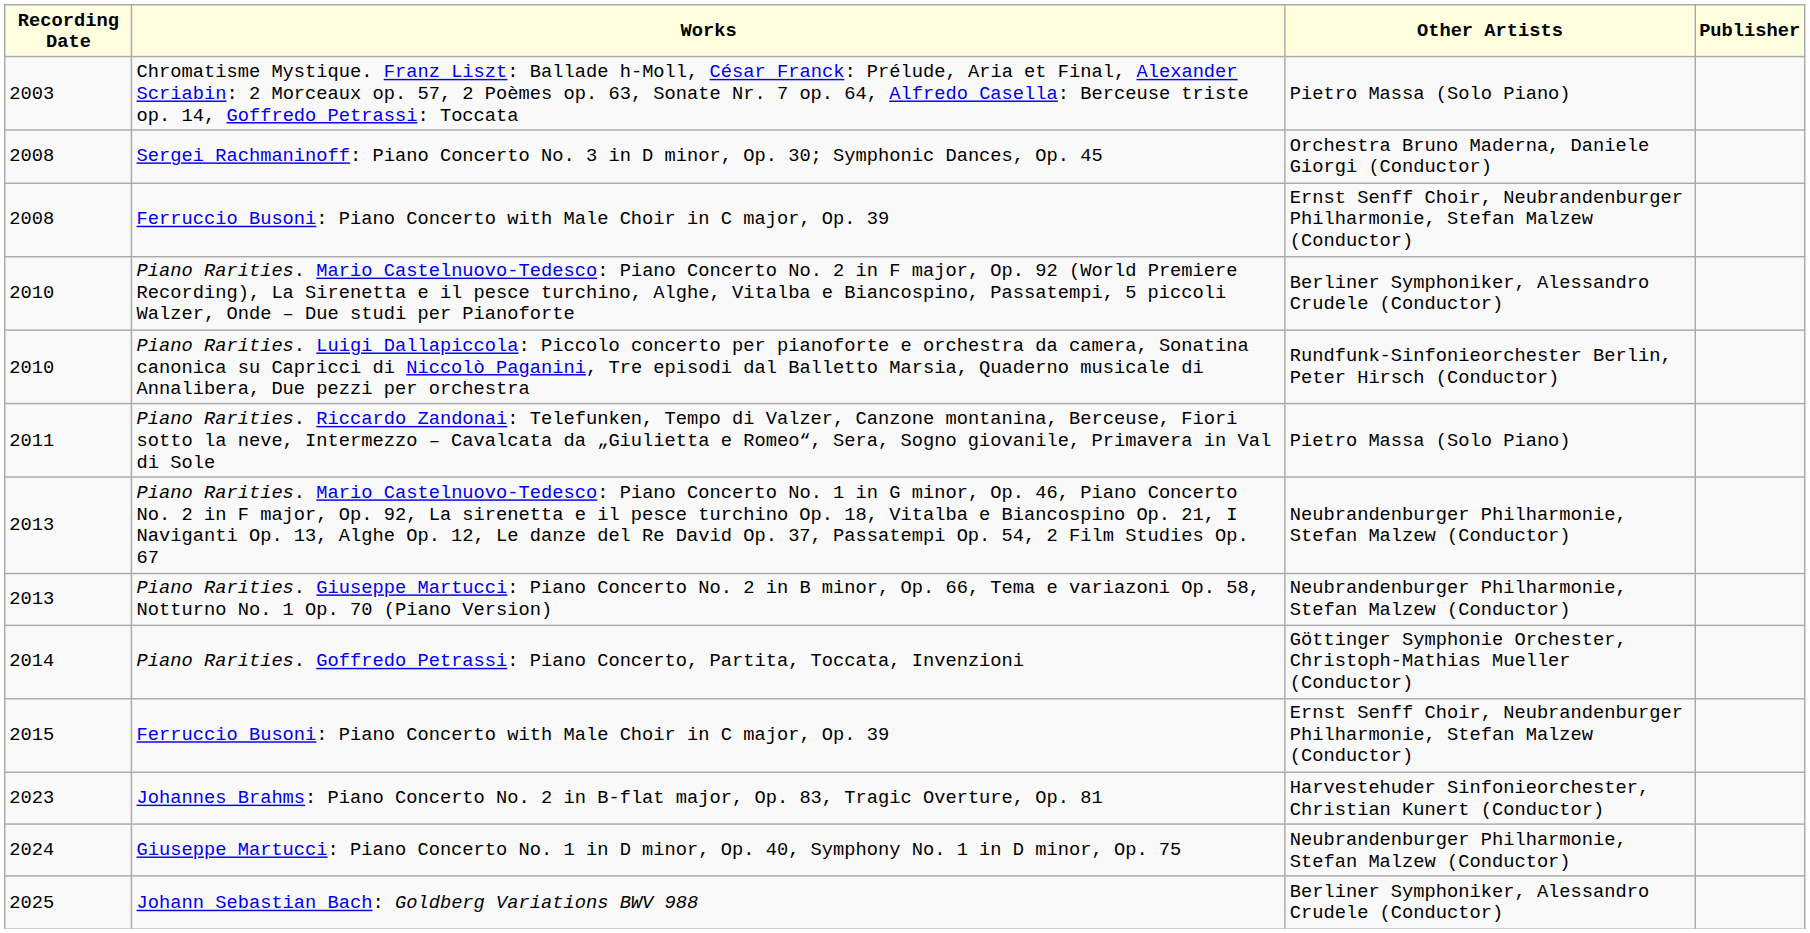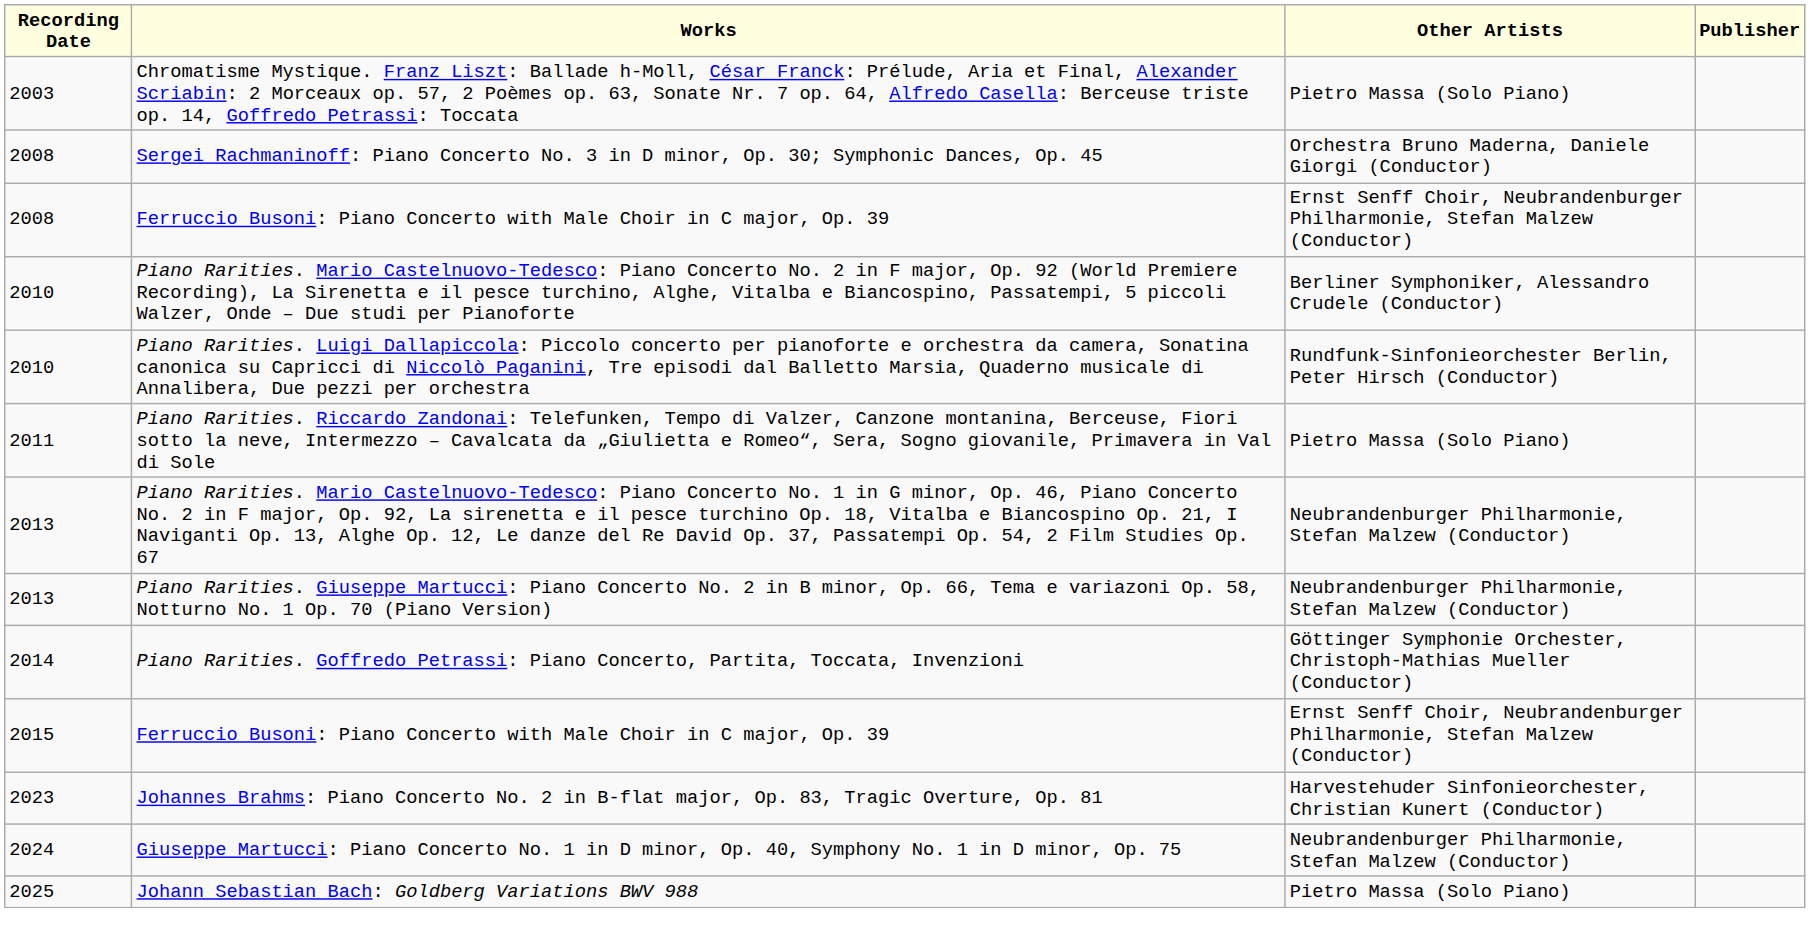(1469, 903) Berliner Symphoniker, Alessandro Crudele (Conductor) -> (1430, 892) Pietro Massa (Solo Piano)
